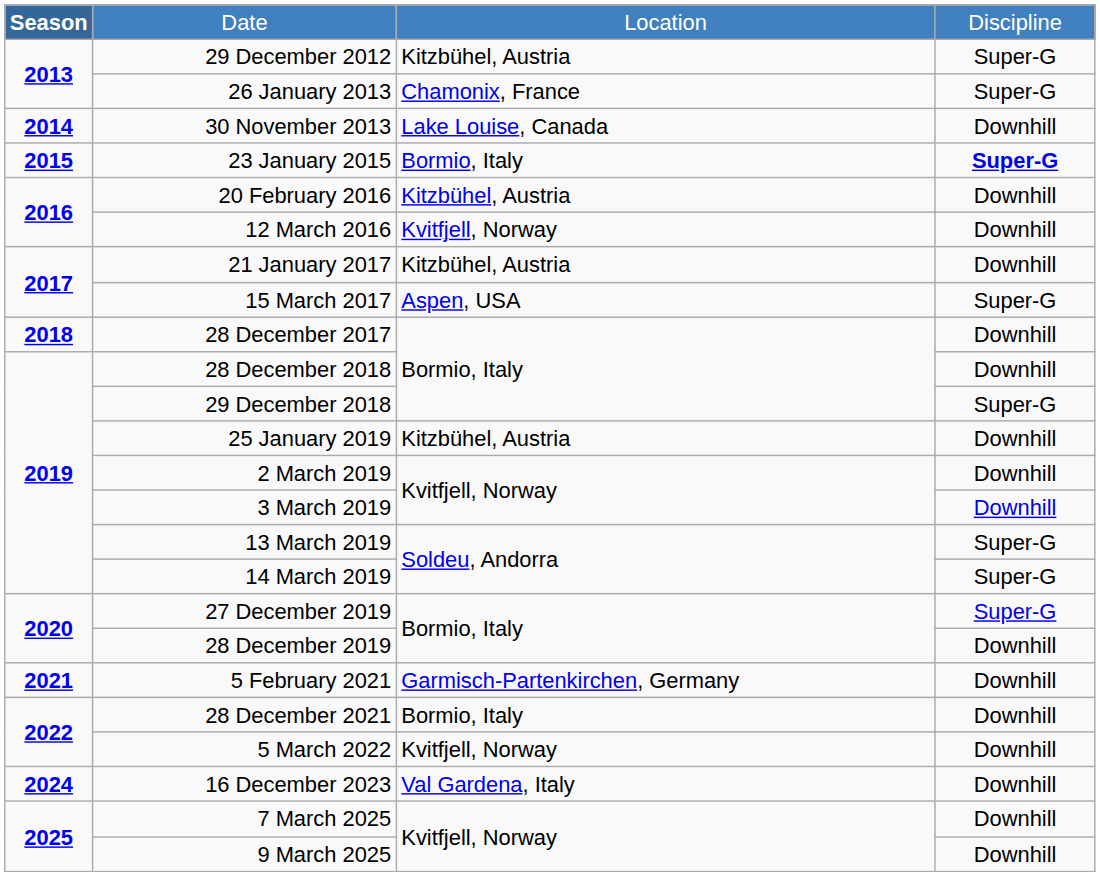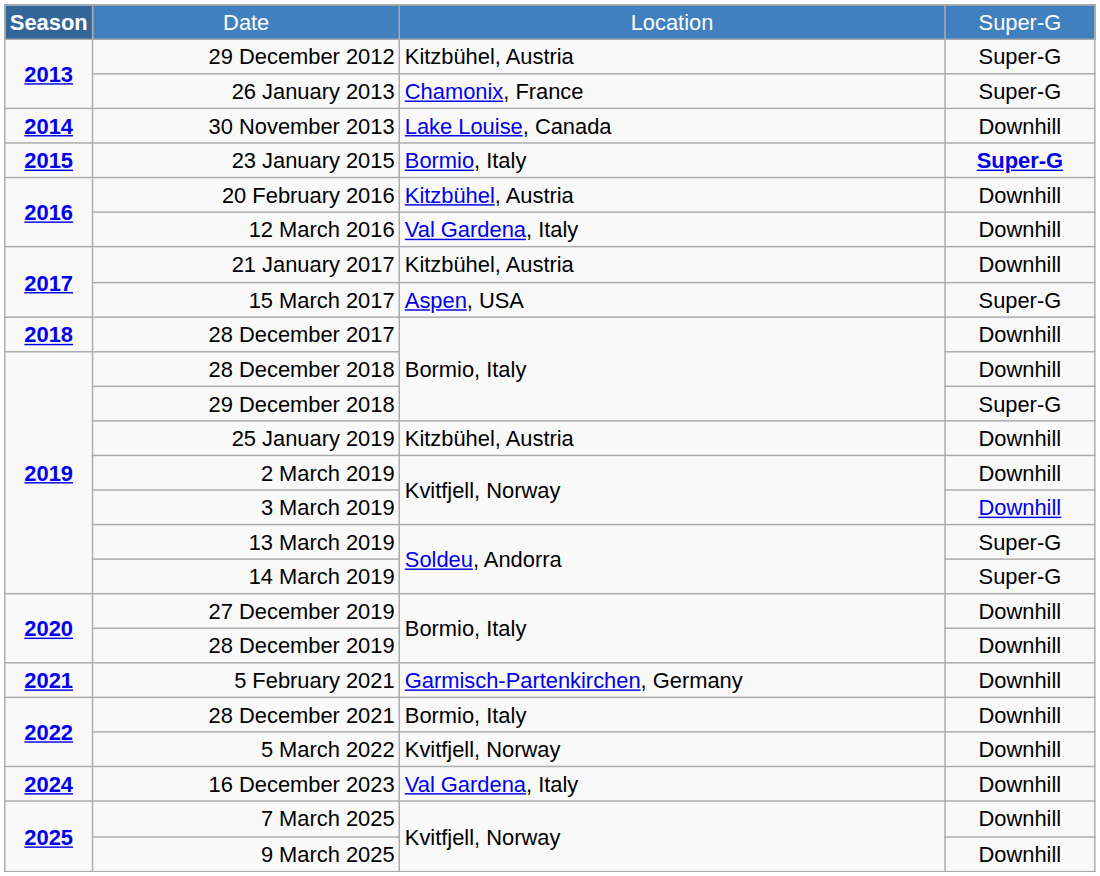(1015, 22) Discipline -> (1020, 22) Super-G
(479, 230) Kvitfjell, Norway -> (492, 230) Val Gardena, Italy
(1015, 611) Super-G -> (1020, 611) Downhill
